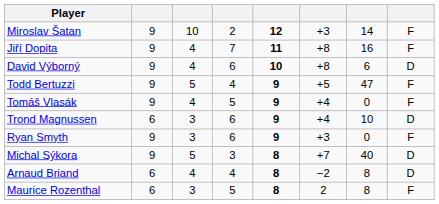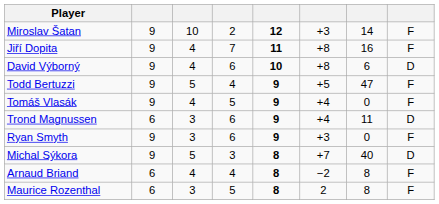(367, 119) 10 -> (367, 119) 11
(411, 173) D -> (411, 173) F
